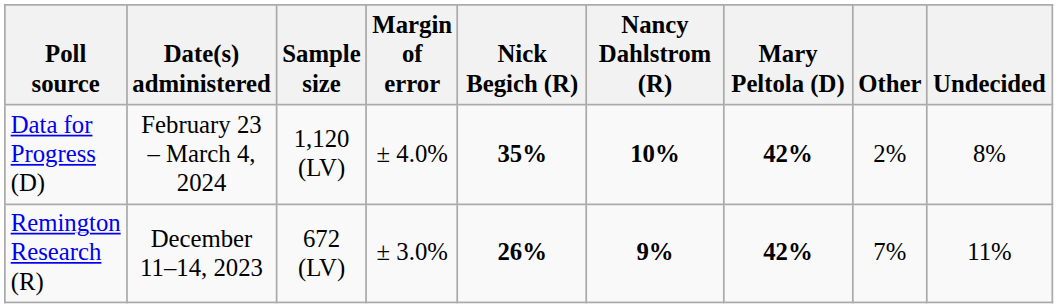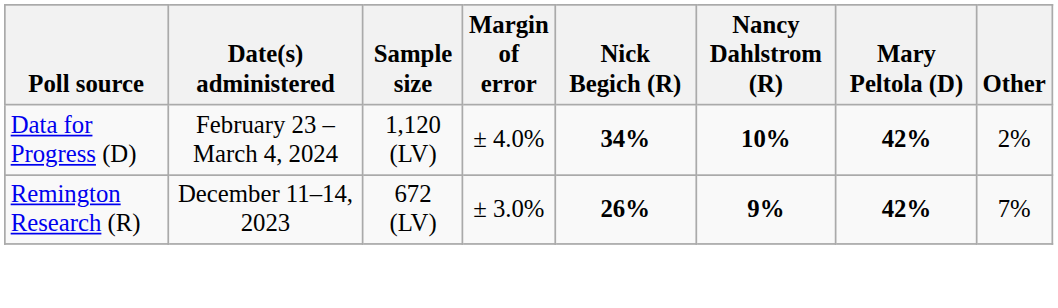- column: (989, 83)
(522, 153) 35% -> (625, 139) 34%
